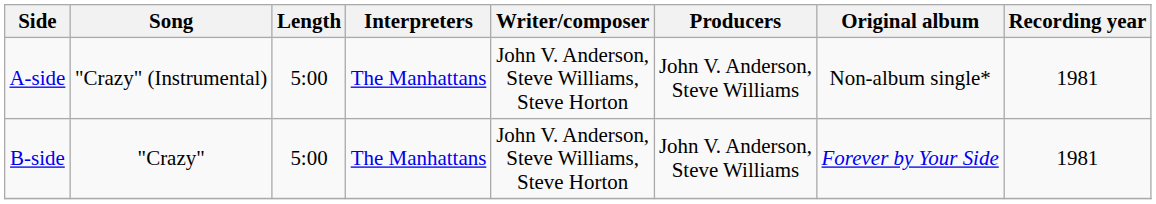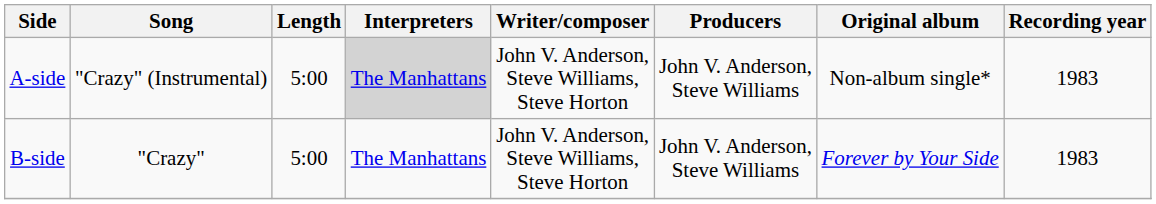(419, 77) no background -> (419, 77) lightgrey background
(1077, 77) 1981 -> (1077, 77) 1983
(1077, 158) 1981 -> (1077, 158) 1983
